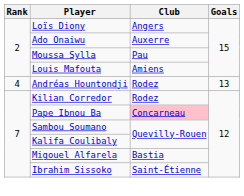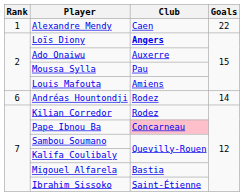+ row: (72, 26)
(148, 26) normal -> (148, 40) bold
(17, 84) 4 -> (17, 98) 6
(224, 84) 13 -> (224, 98) 14
